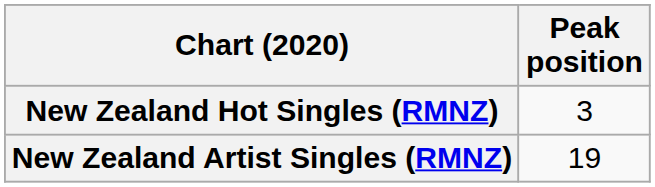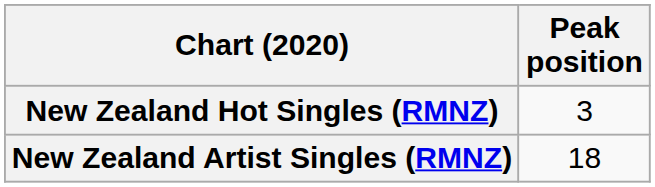(584, 157) 19 -> (584, 157) 18
